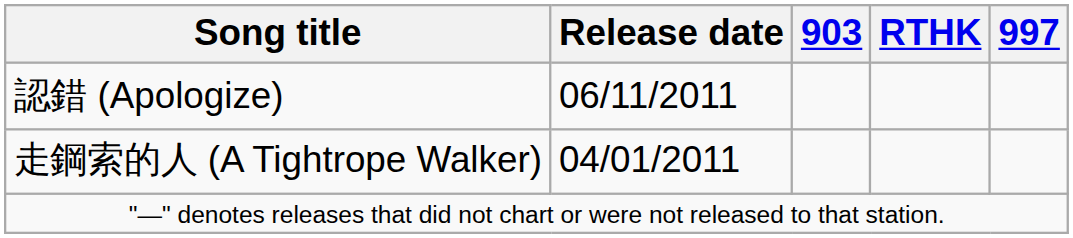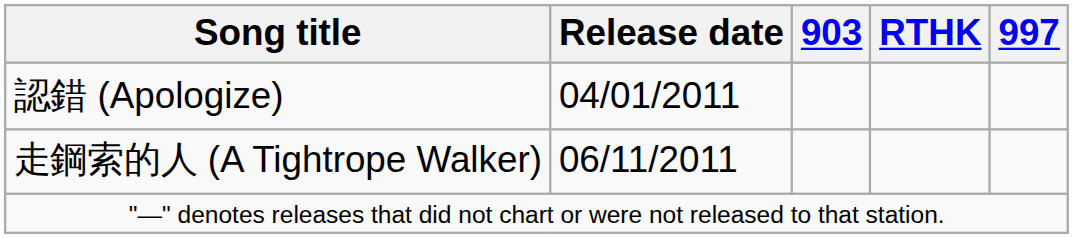(648, 95) 06/11/2011 -> (650, 95) 04/01/2011
(650, 160) 04/01/2011 -> (648, 160) 06/11/2011
